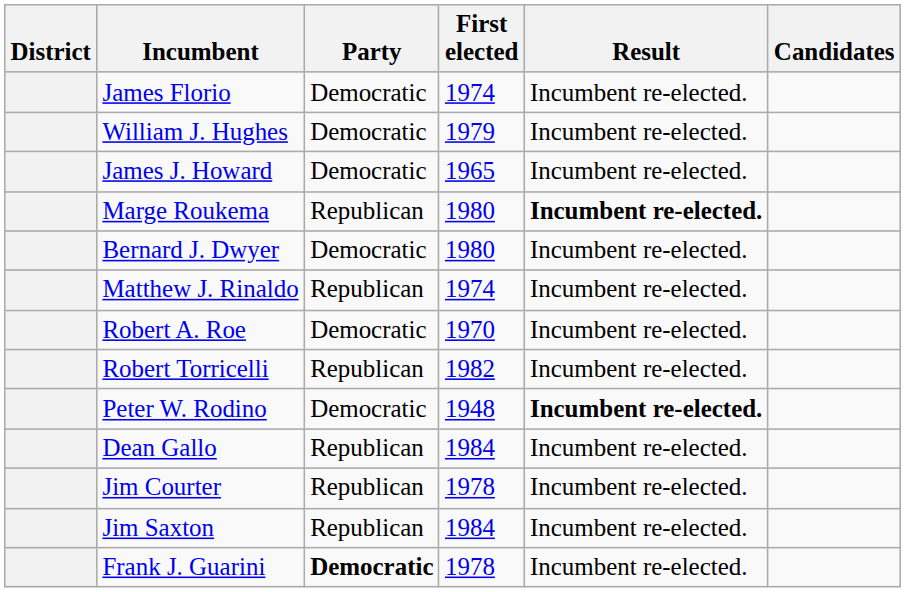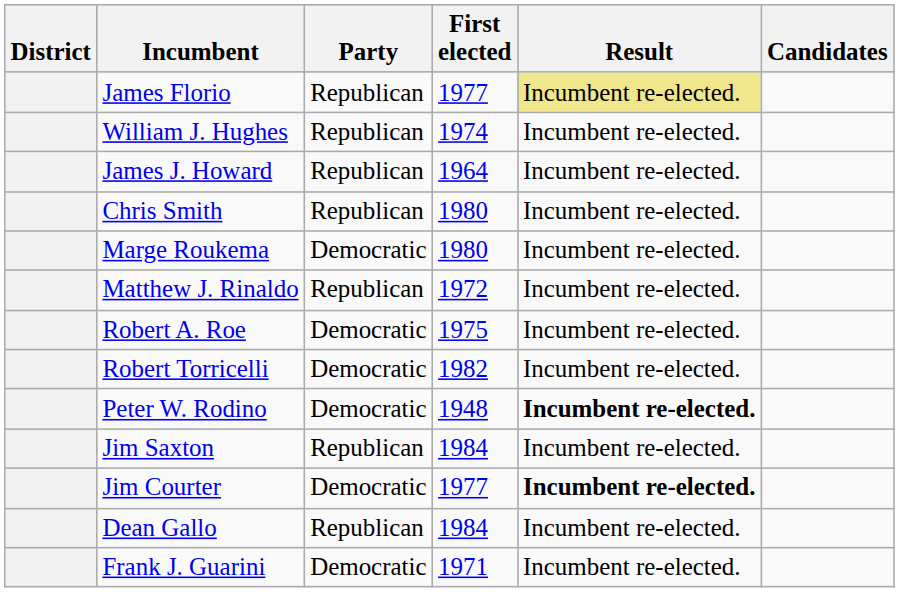(368, 91) Democratic -> (367, 91) Republican
(470, 91) 1974 -> (463, 91) 1977
(639, 91) no background -> (632, 91) khaki background
(368, 131) Democratic -> (367, 131) Republican
(470, 131) 1979 -> (463, 131) 1974
(368, 171) Democratic -> (367, 171) Republican
(470, 171) 1965 -> (463, 171) 1964
+ row: (162, 210)
(367, 210) Republican -> (368, 250) Democratic
(646, 210) bold -> (632, 250) normal
- row: (191, 250)
(470, 289) 1974 -> (463, 289) 1972
(470, 329) 1970 -> (463, 329) 1975
(367, 369) Republican -> (368, 369) Democratic
rows swapped: (160, 448) <-> (158, 527)
(367, 487) Republican -> (368, 487) Democratic
(470, 487) 1978 -> (463, 487) 1977
(639, 487) normal -> (639, 487) bold
(372, 566) bold -> (368, 566) normal
(470, 566) 1978 -> (463, 566) 1971
